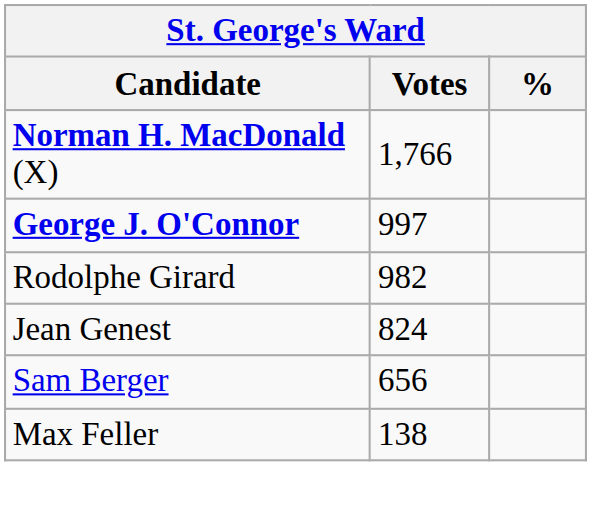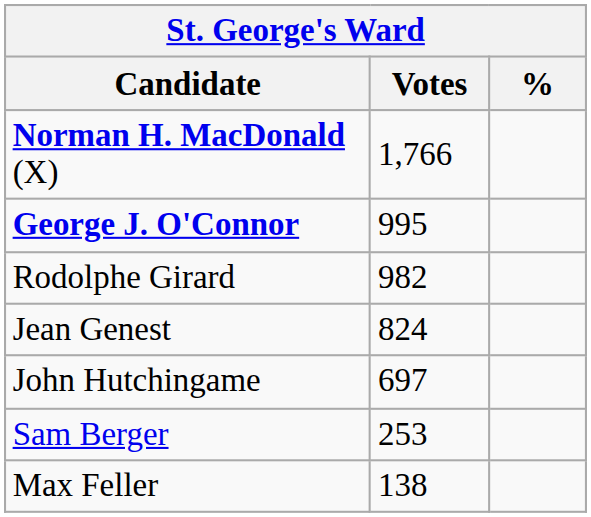(403, 224) 997 -> (403, 224) 995
+ row: (137, 381)
(403, 381) 656 -> (403, 433) 253
